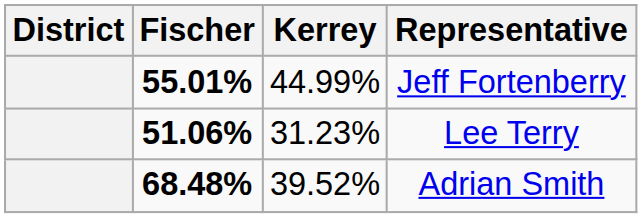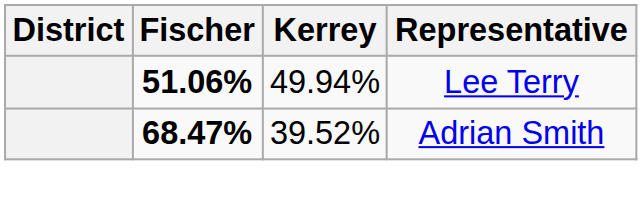- row: (511, 81)
(325, 133) 31.23% -> (325, 81) 49.94%
(197, 184) 68.48% -> (197, 133) 68.47%
